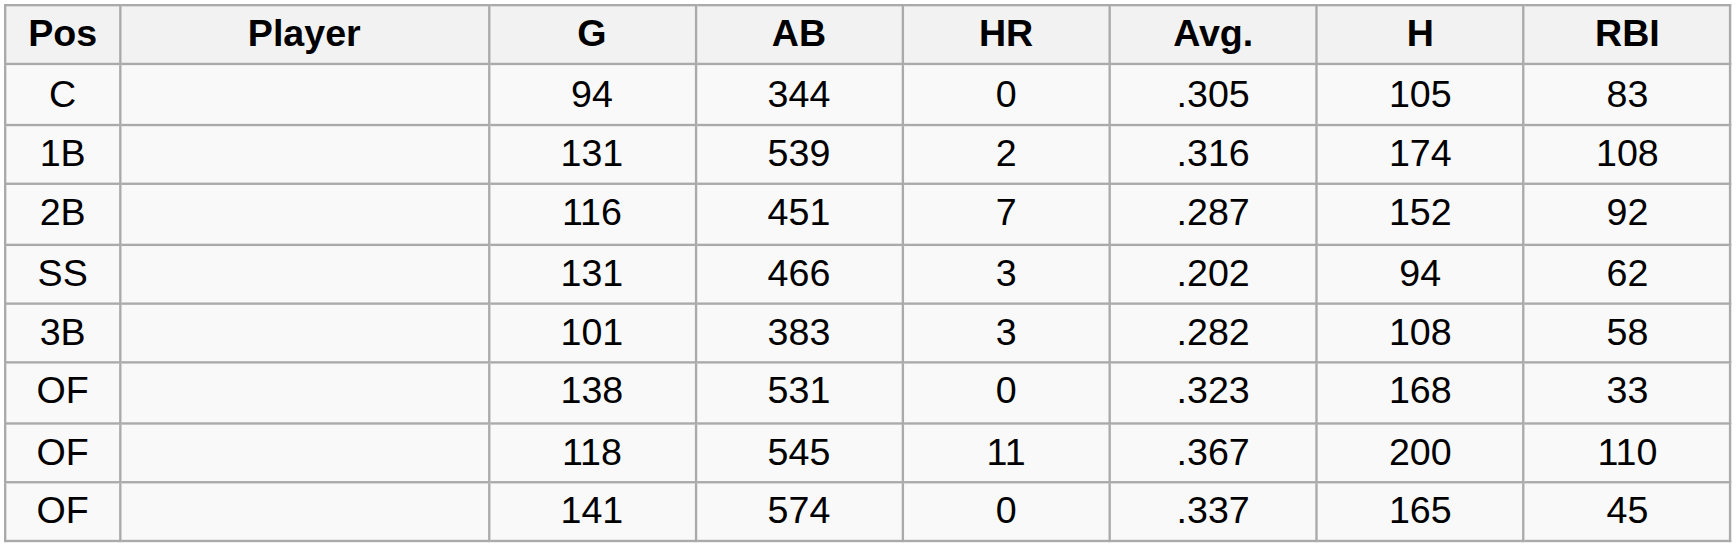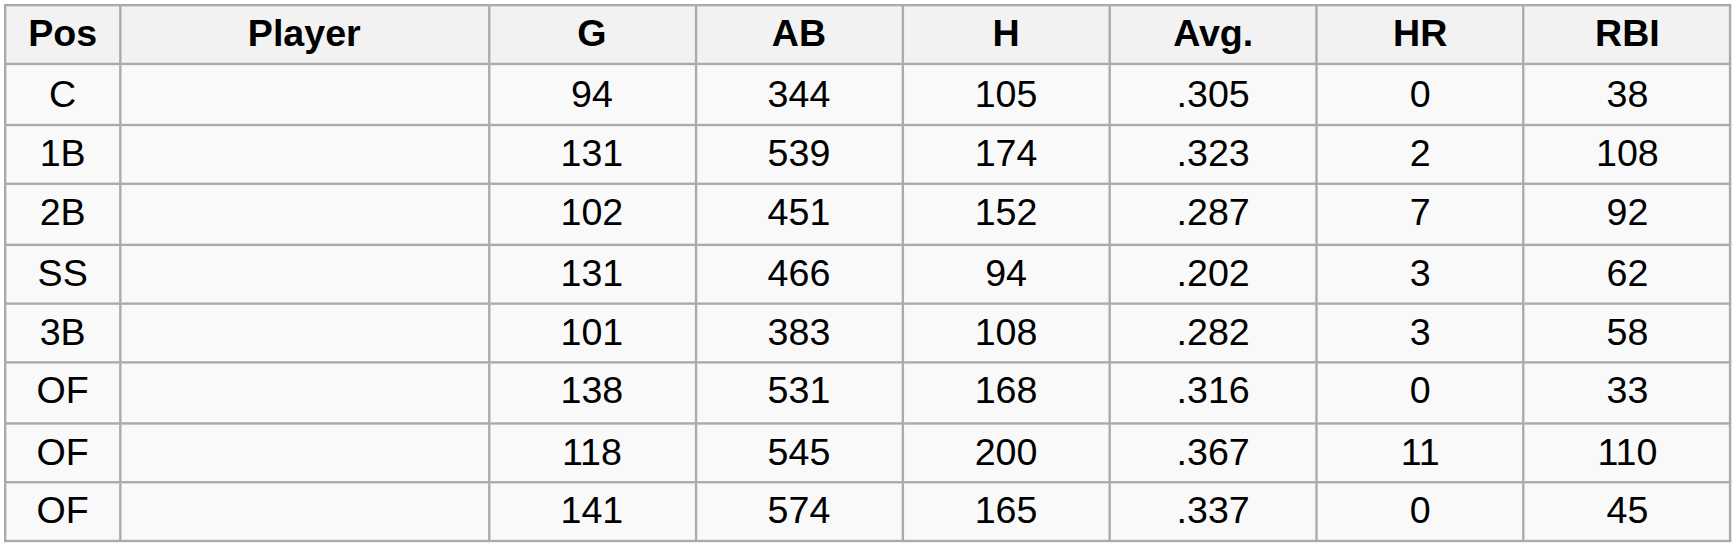columns swapped: (1420, 34) <-> (1006, 34)
(1627, 93) 83 -> (1627, 93) 38
(1213, 153) .316 -> (1213, 153) .323
(592, 213) 116 -> (592, 213) 102
(1213, 392) .323 -> (1213, 392) .316
